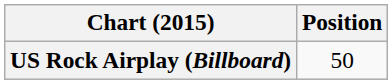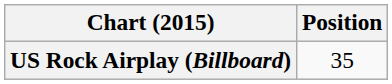(342, 60) 50 -> (342, 60) 35
